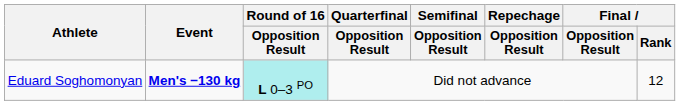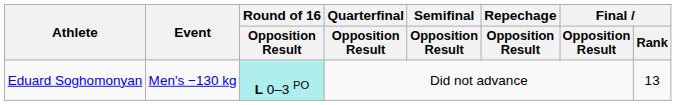(194, 81) bold -> (193, 81) normal
(656, 81) 12 -> (652, 81) 13
